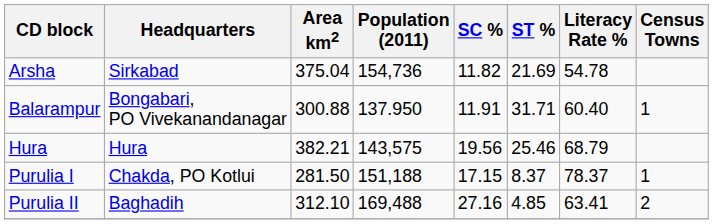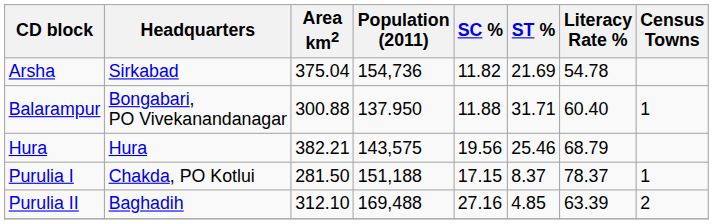(479, 109) 11.91 -> (479, 109) 11.88
(586, 204) 63.41 -> (586, 204) 63.39
